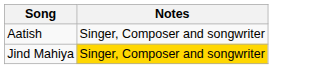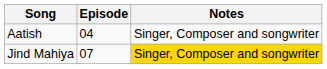+ column: (104, 14)
